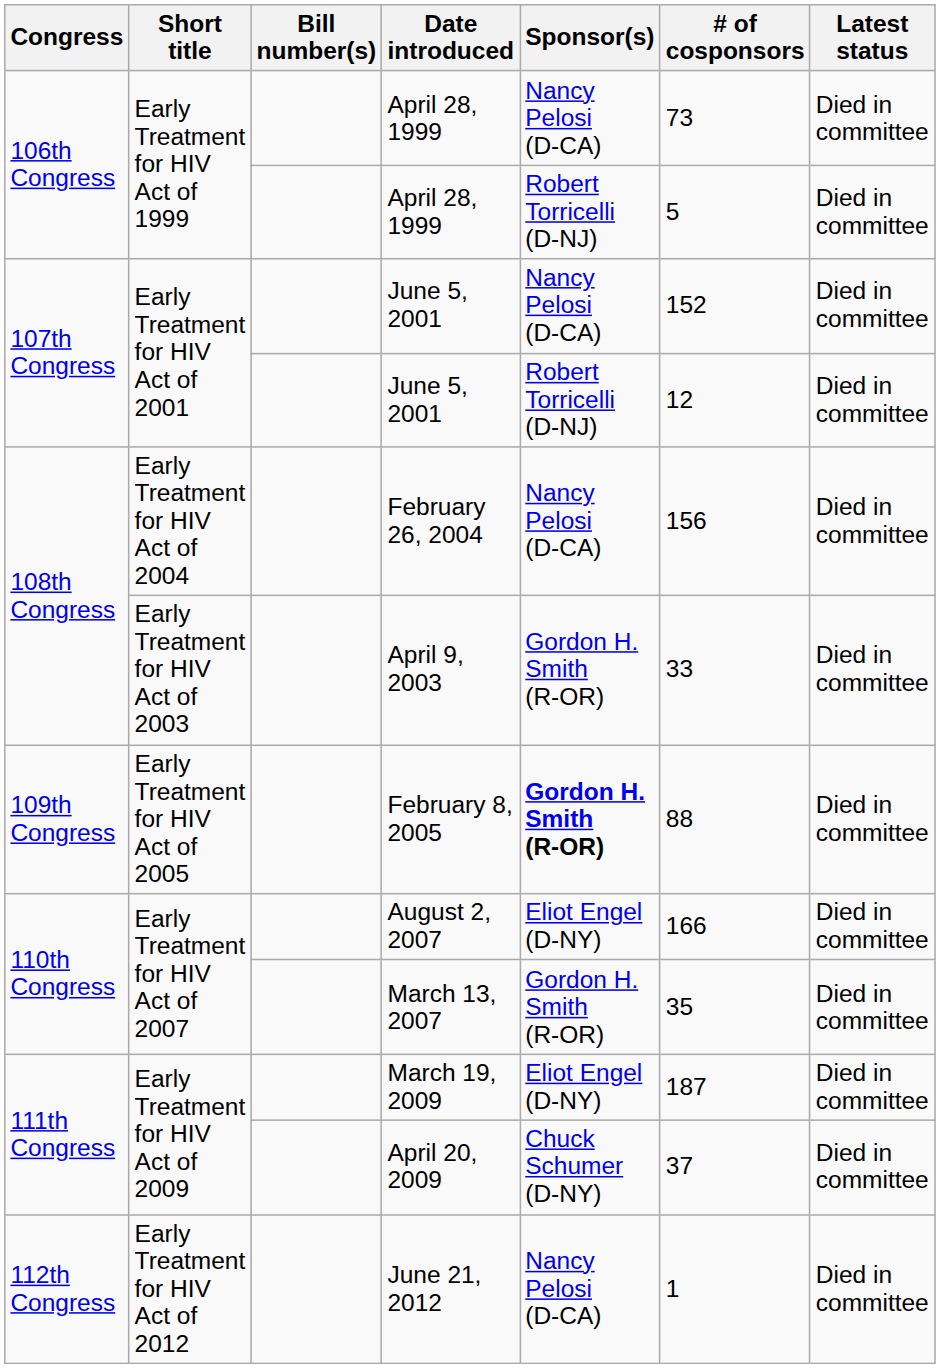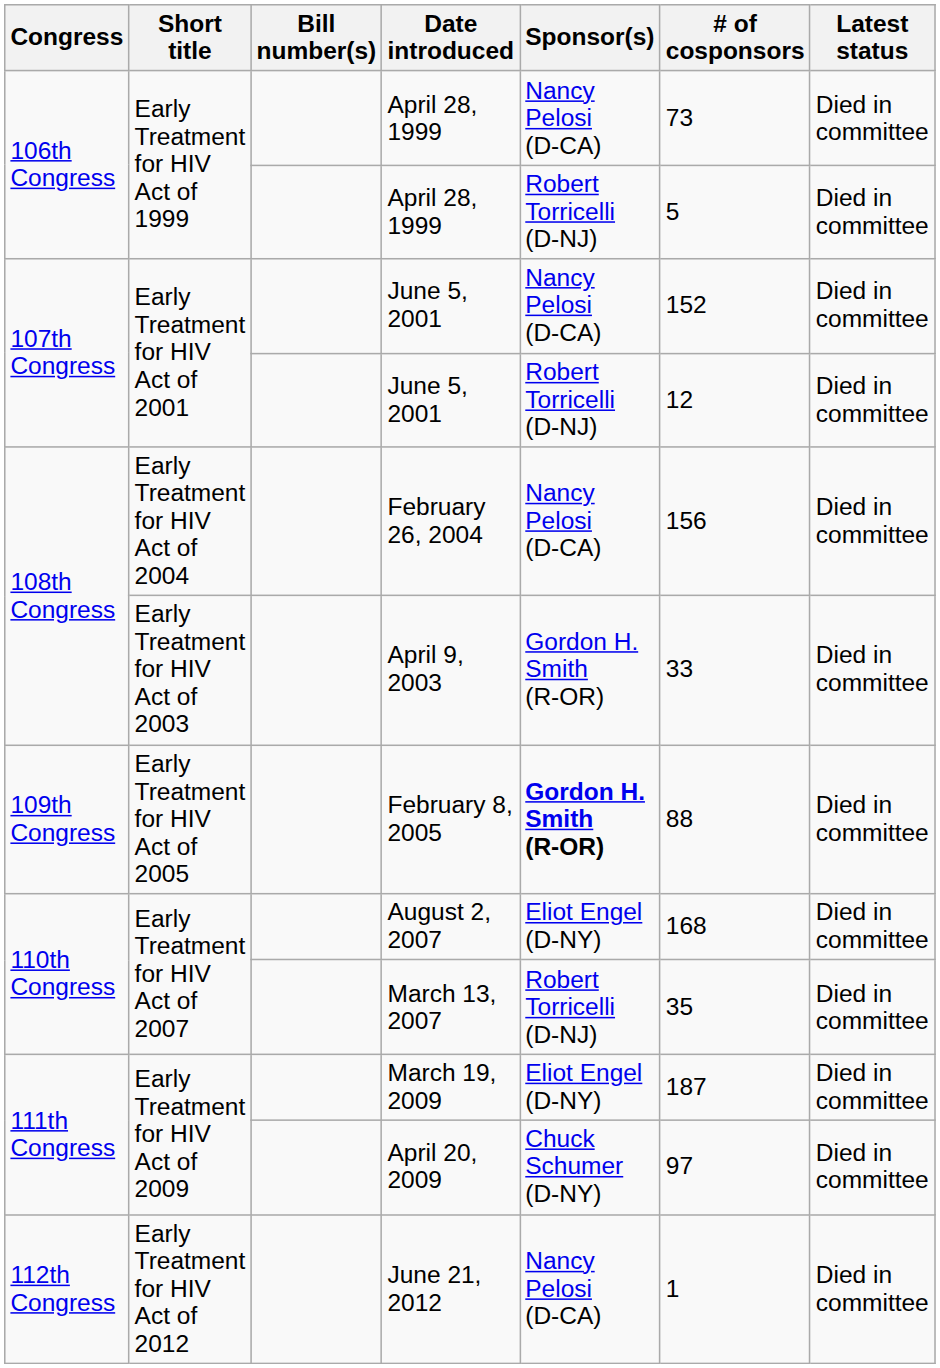(686, 926) 166 -> (686, 926) 168
(582, 1006) Gordon H. Smith (R-OR) -> (570, 1006) Robert Torricelli (D-NJ)
(679, 1167) 37 -> (679, 1167) 97
